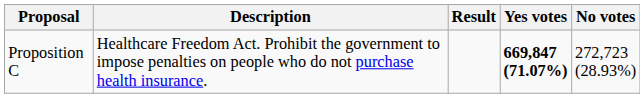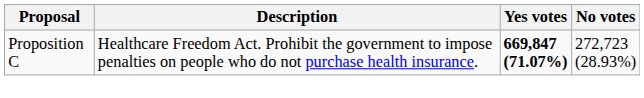- column: (474, 17)
